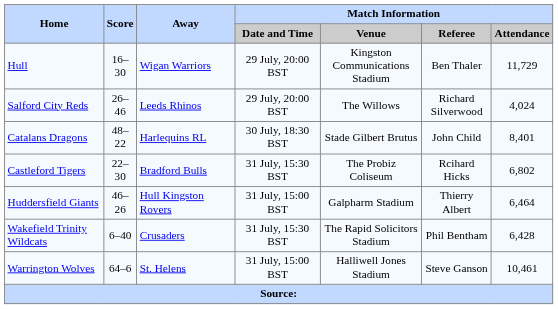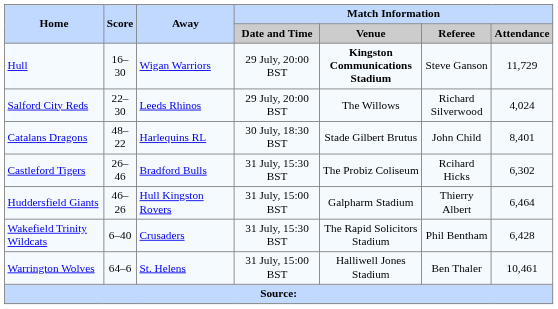(371, 66) normal -> (371, 66) bold
(457, 66) Ben Thaler -> (457, 66) Steve Ganson
(120, 105) 26–46 -> (120, 105) 22–30
(120, 170) 22–30 -> (120, 170) 26–46
(522, 170) 6,802 -> (522, 170) 6,302
(457, 268) Steve Ganson -> (457, 268) Ben Thaler
